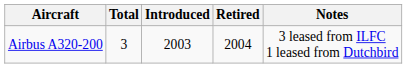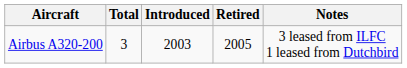(238, 44) 2004 -> (238, 44) 2005
